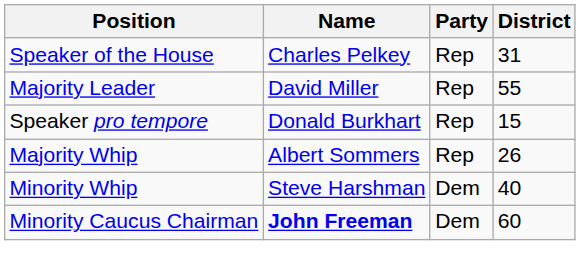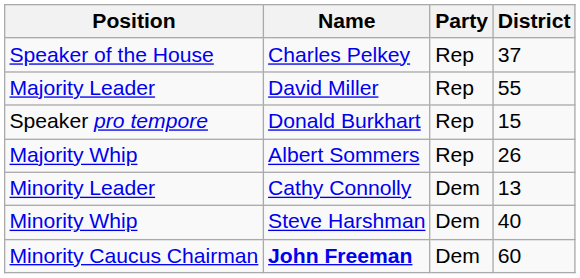(509, 54) 31 -> (509, 54) 37
+ row: (82, 188)
